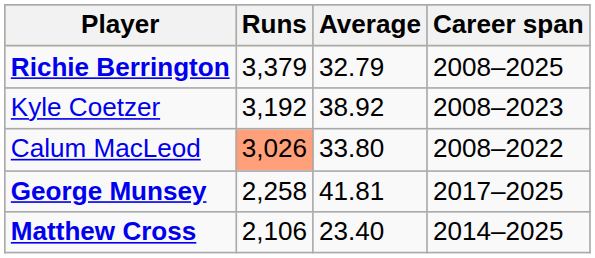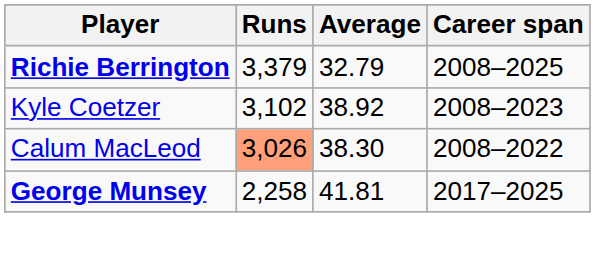(274, 107) 3,192 -> (274, 107) 3,102
(352, 149) 33.80 -> (352, 149) 38.30
- row: (104, 231)
